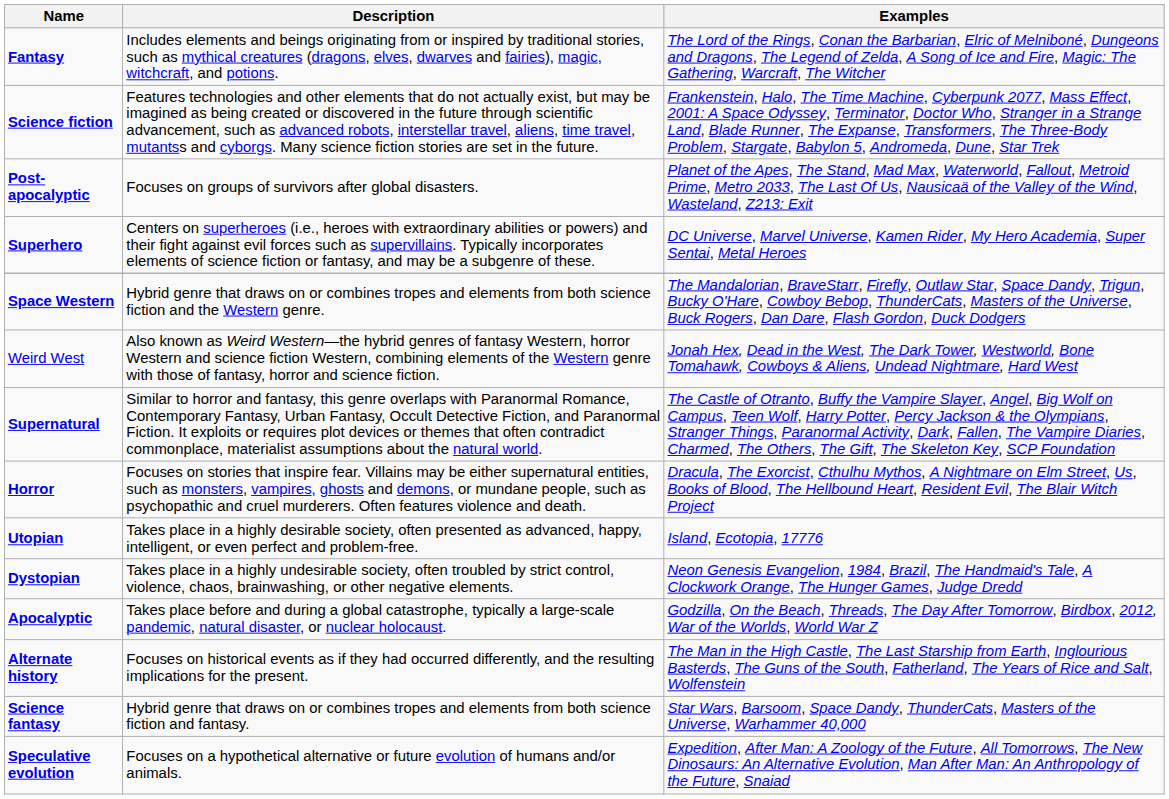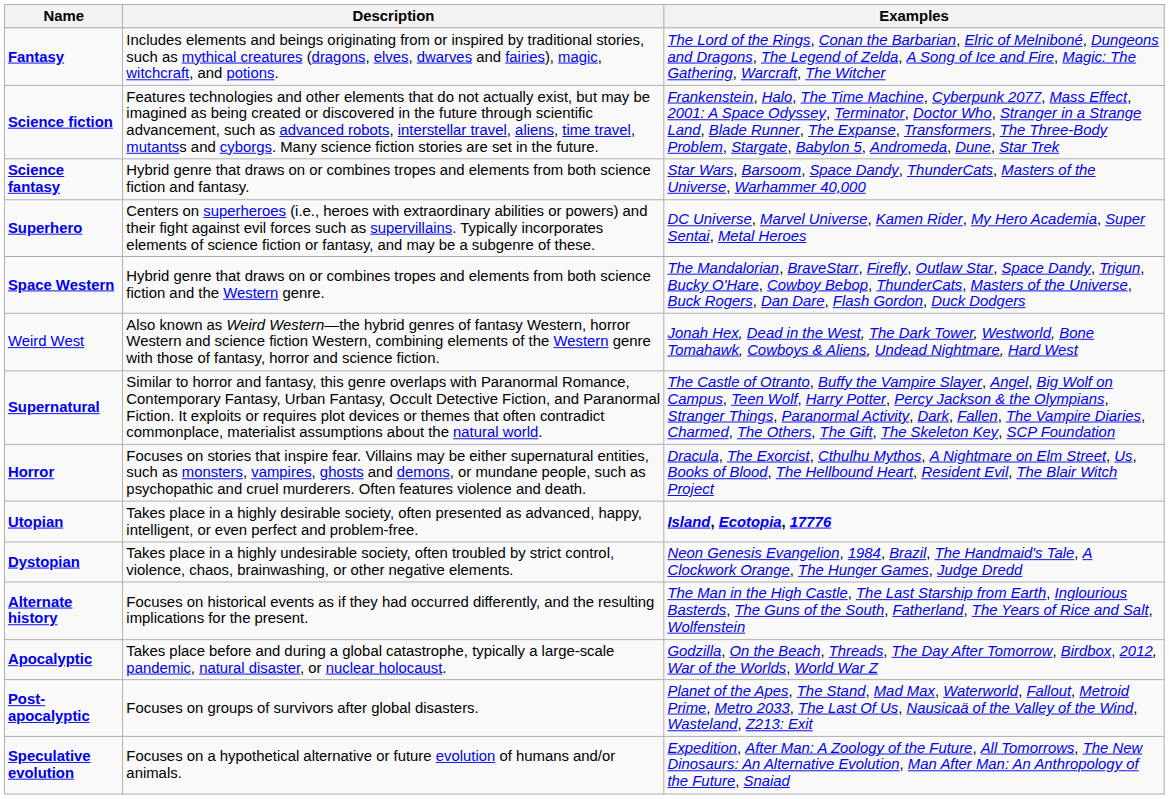rows swapped: (36, 716) <-> (49, 187)
(745, 538) normal -> (749, 521) bold
rows swapped: (40, 667) <-> (50, 619)
